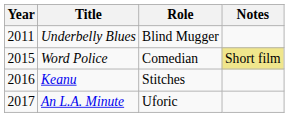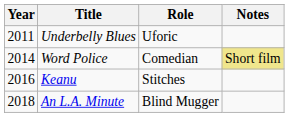(180, 36) Blind Mugger -> (160, 36) Uforic
(21, 58) 2015 -> (21, 58) 2014
(21, 101) 2017 -> (21, 101) 2018
(160, 101) Uforic -> (180, 101) Blind Mugger
